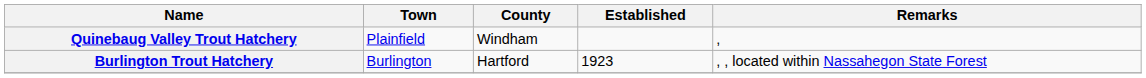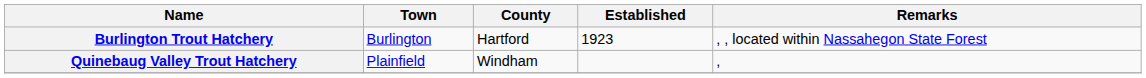rows swapped: (184, 61) <-> (184, 38)
